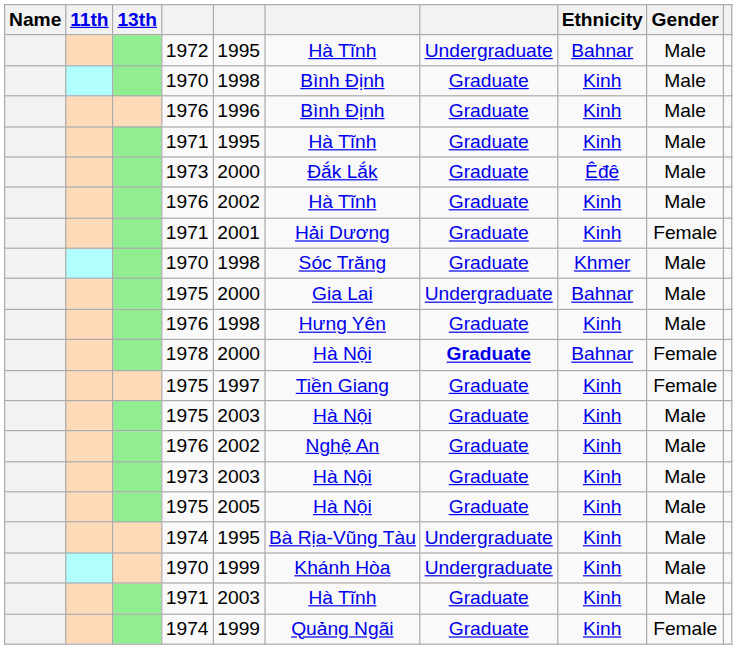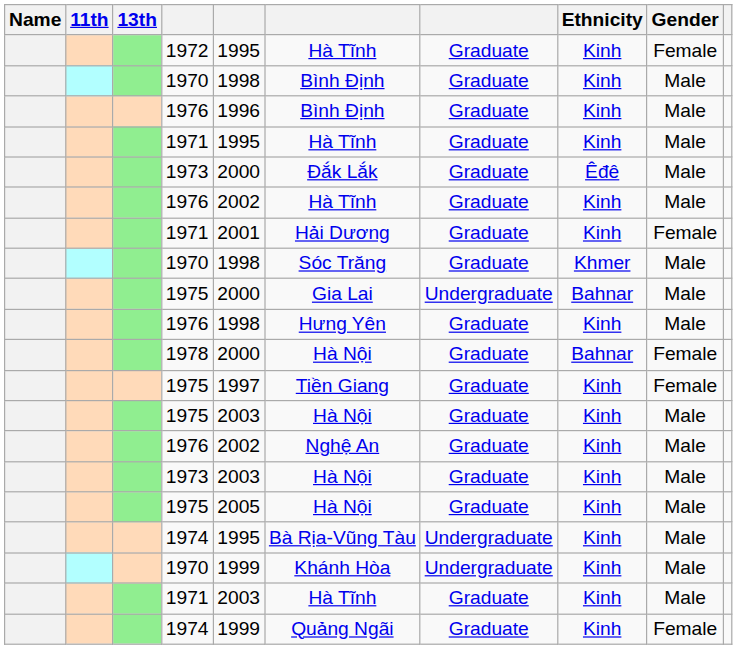(489, 50) Undergraduate -> (489, 50) Graduate
(602, 50) Bahnar -> (602, 50) Kinh
(685, 50) Male -> (685, 50) Female
(489, 354) bold -> (489, 354) normal
